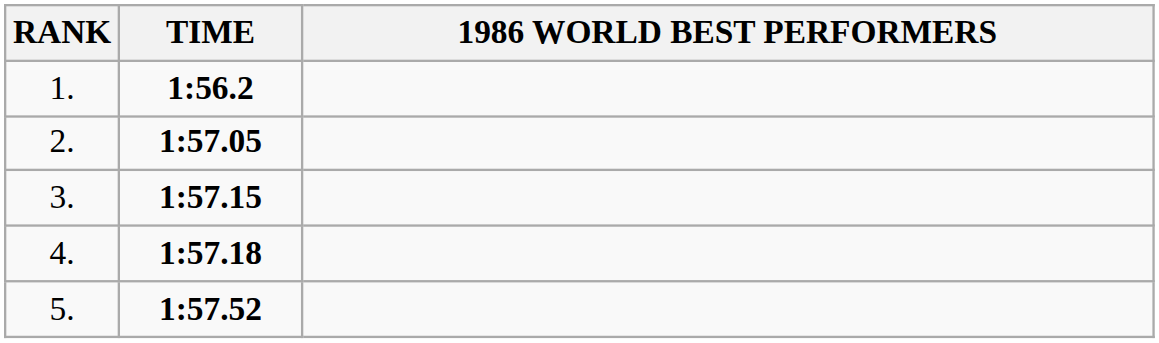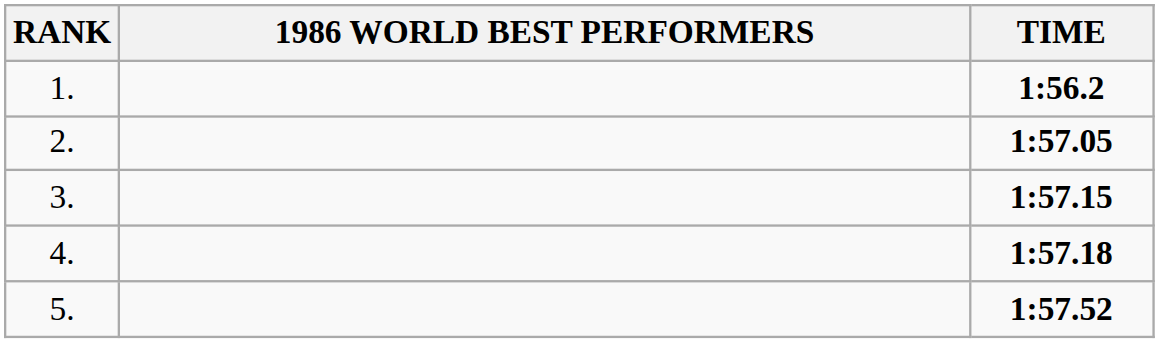columns swapped: (727, 32) <-> (210, 32)
